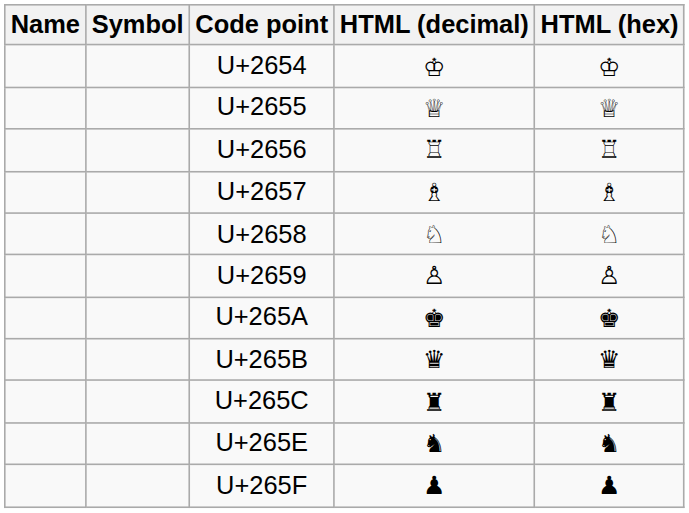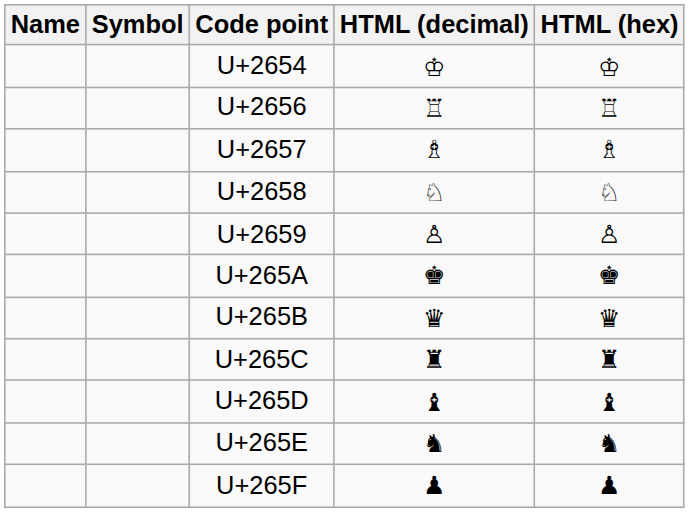- row: (262, 107)
+ row: (262, 401)
